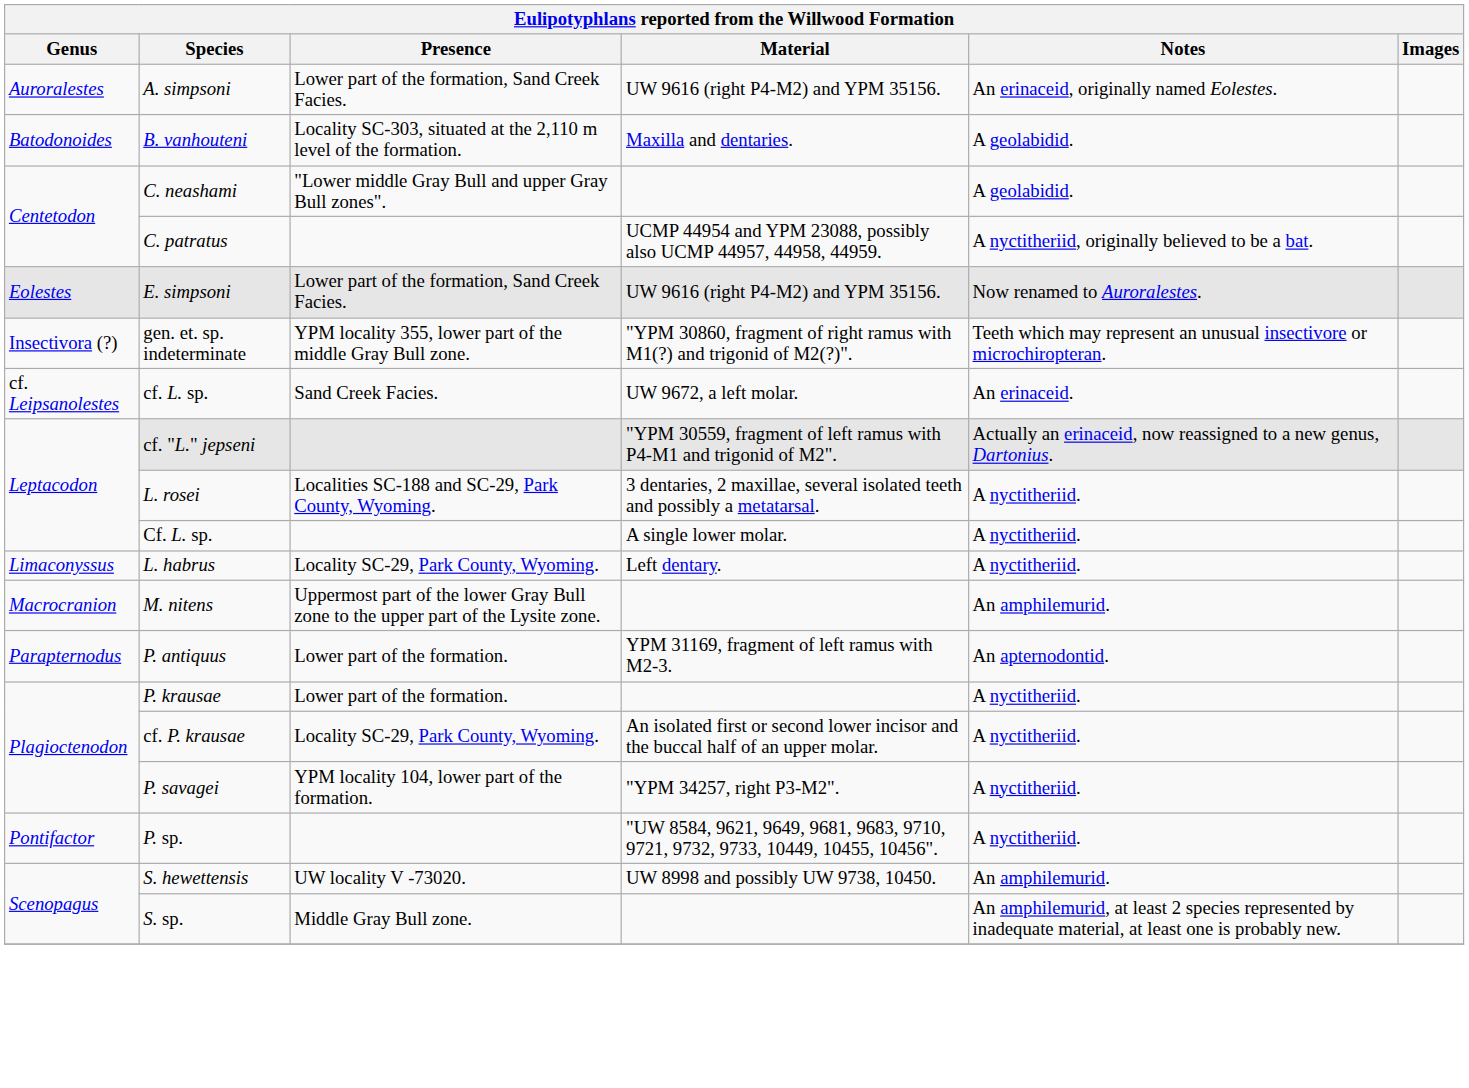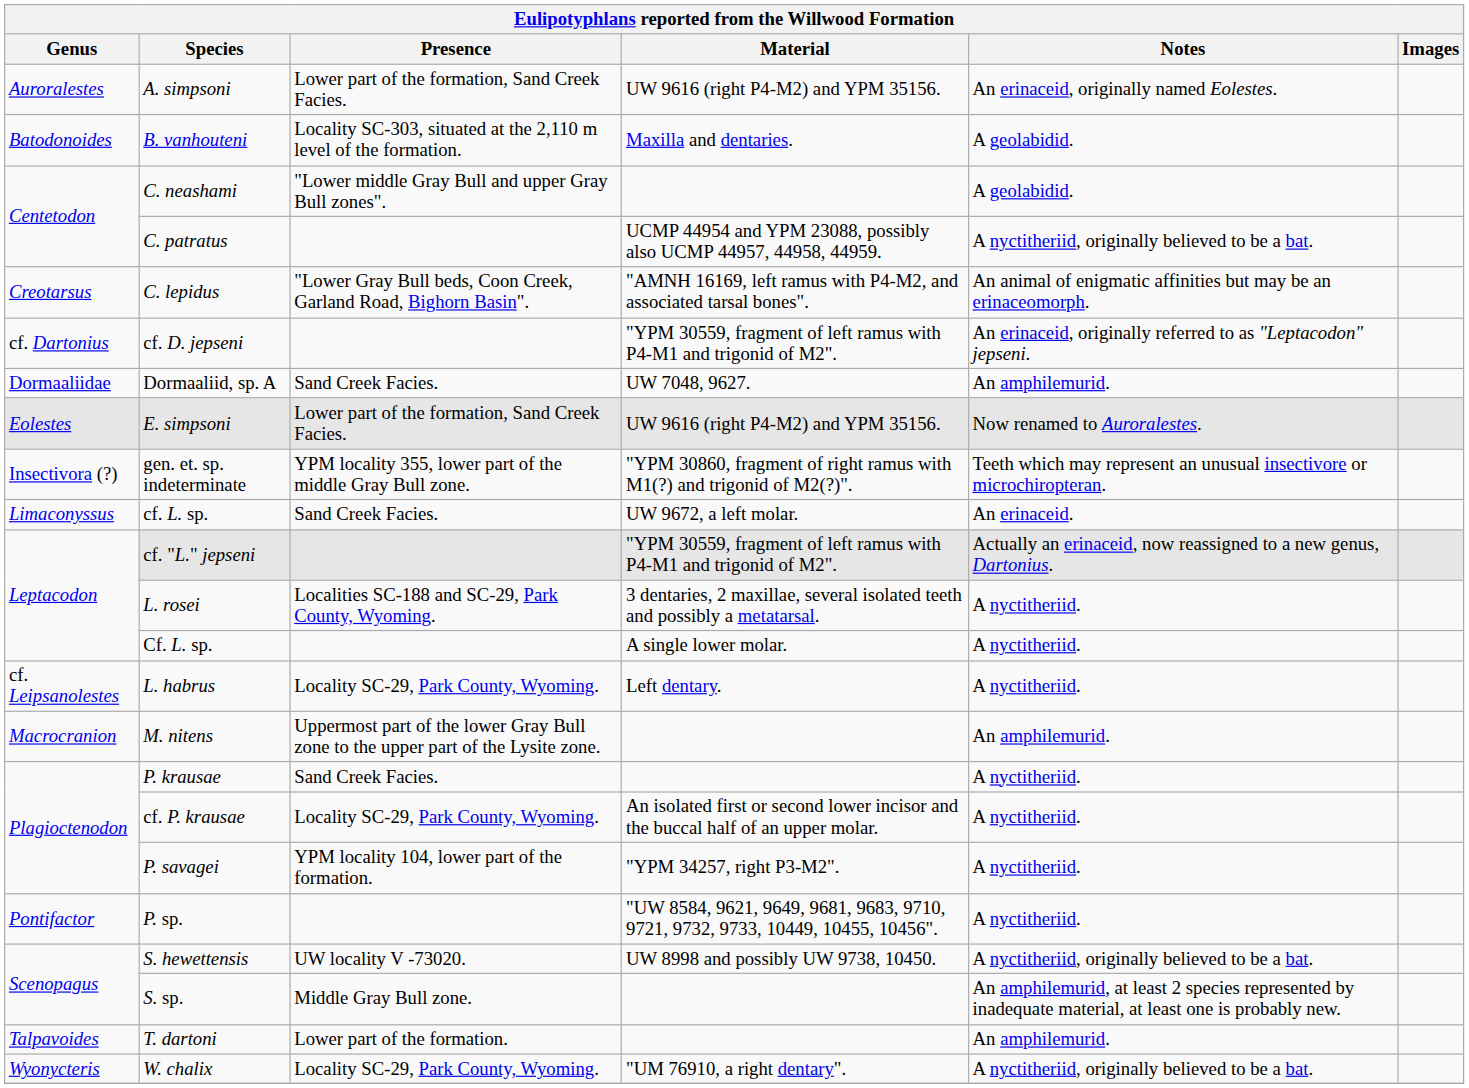+ row: (181, 292)
+ row: (193, 342)
+ row: (210, 383)
(64, 393) cf. Leipsanolestes -> (61, 514) Limaconyssus
(61, 565) Limaconyssus -> (64, 685) cf. Leipsanolestes
- row: (185, 656)
(401, 696) Lower part of the formation. -> (366, 776) Sand Creek Facies.
(1041, 878) An amphilemurid. -> (1143, 958) A nyctitheriid, originally believed to be a bat.
+ row: (180, 1039)
+ row: (178, 1068)
